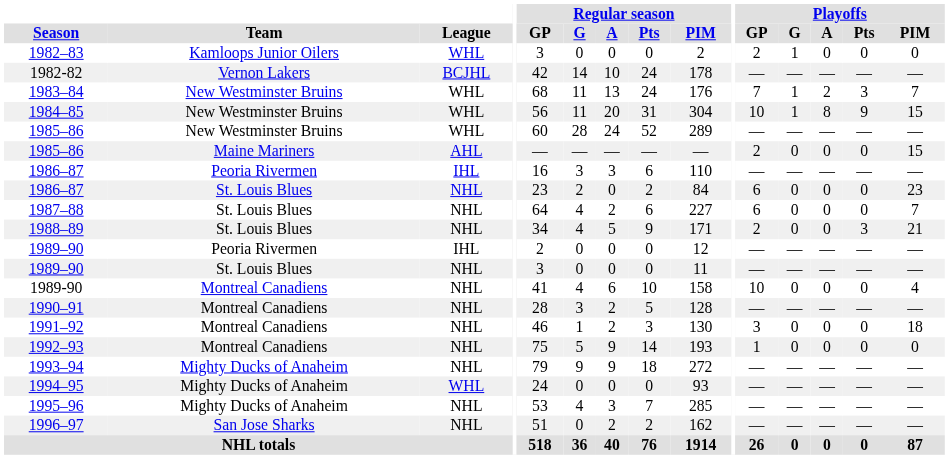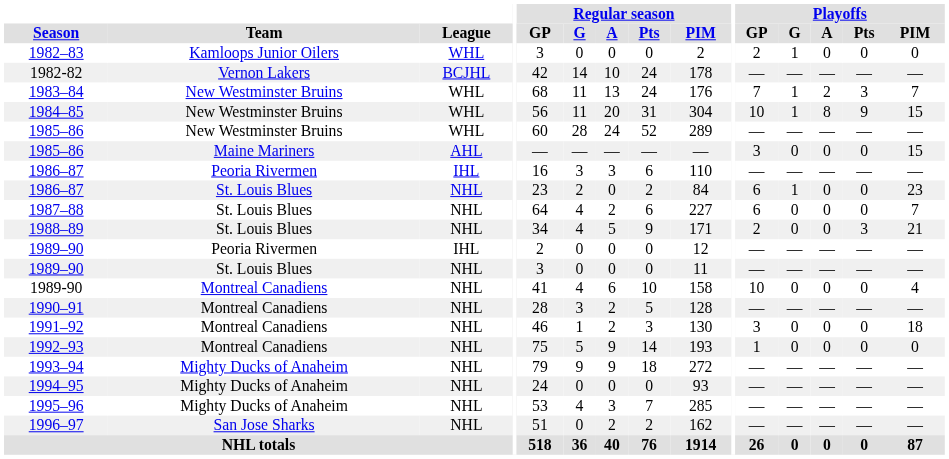(757, 151) 2 -> (757, 151) 3
(795, 190) 0 -> (795, 190) 1
(466, 386) WHL -> (466, 386) NHL
